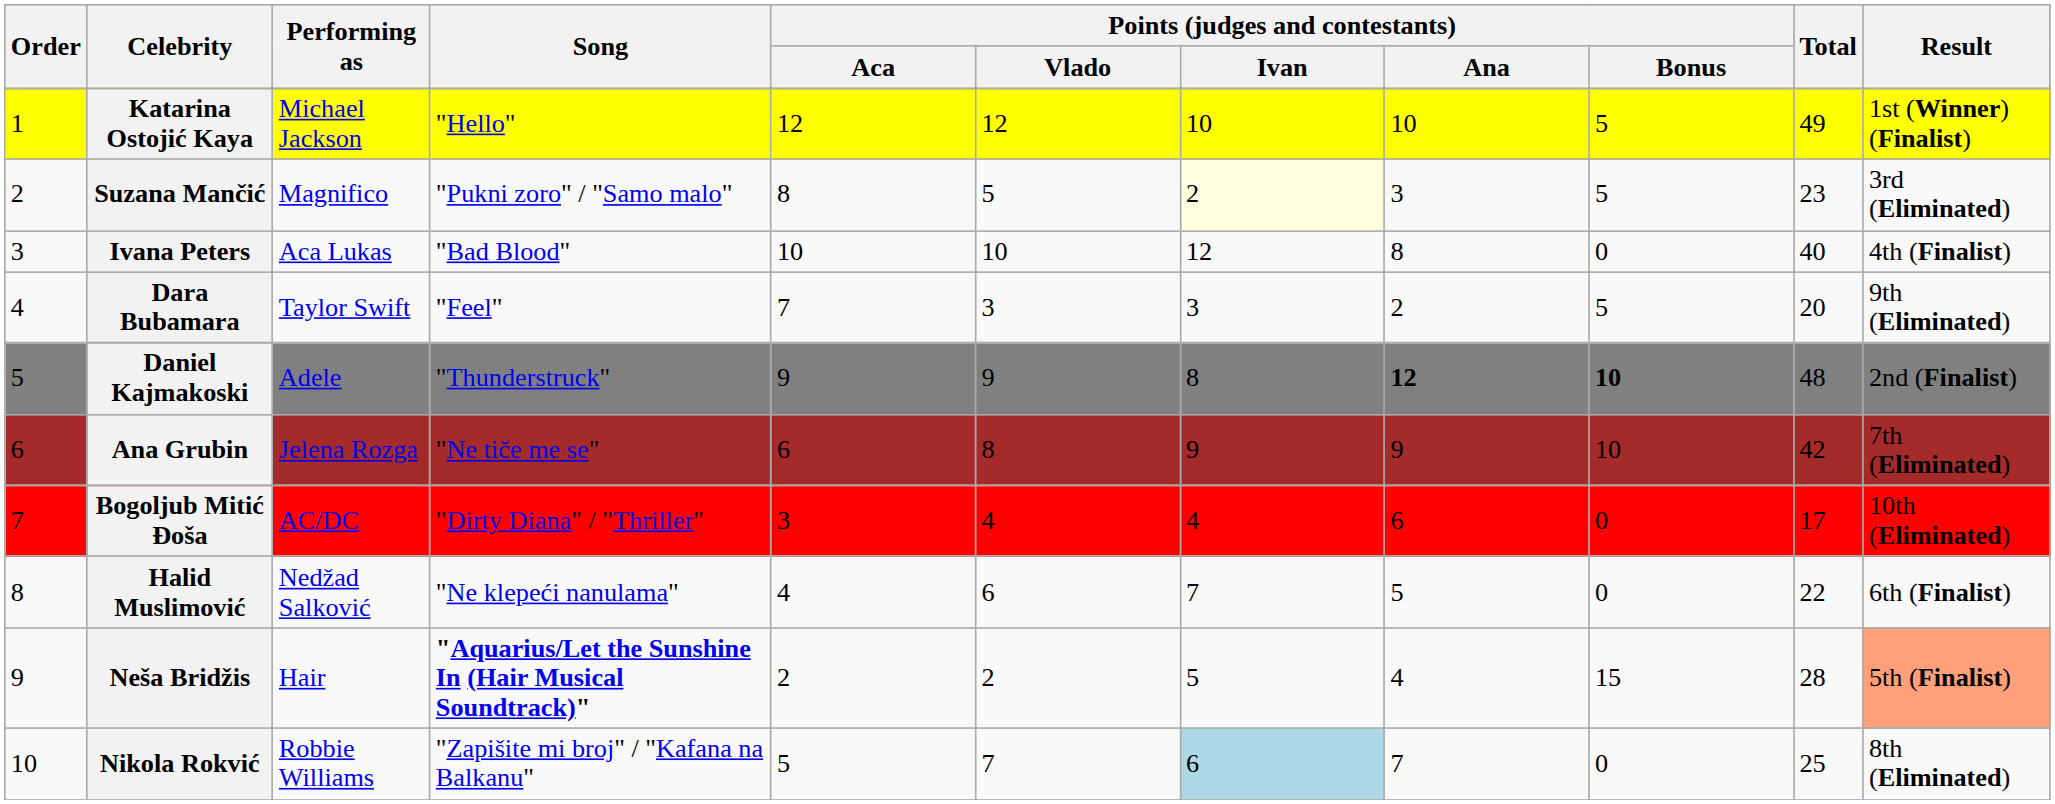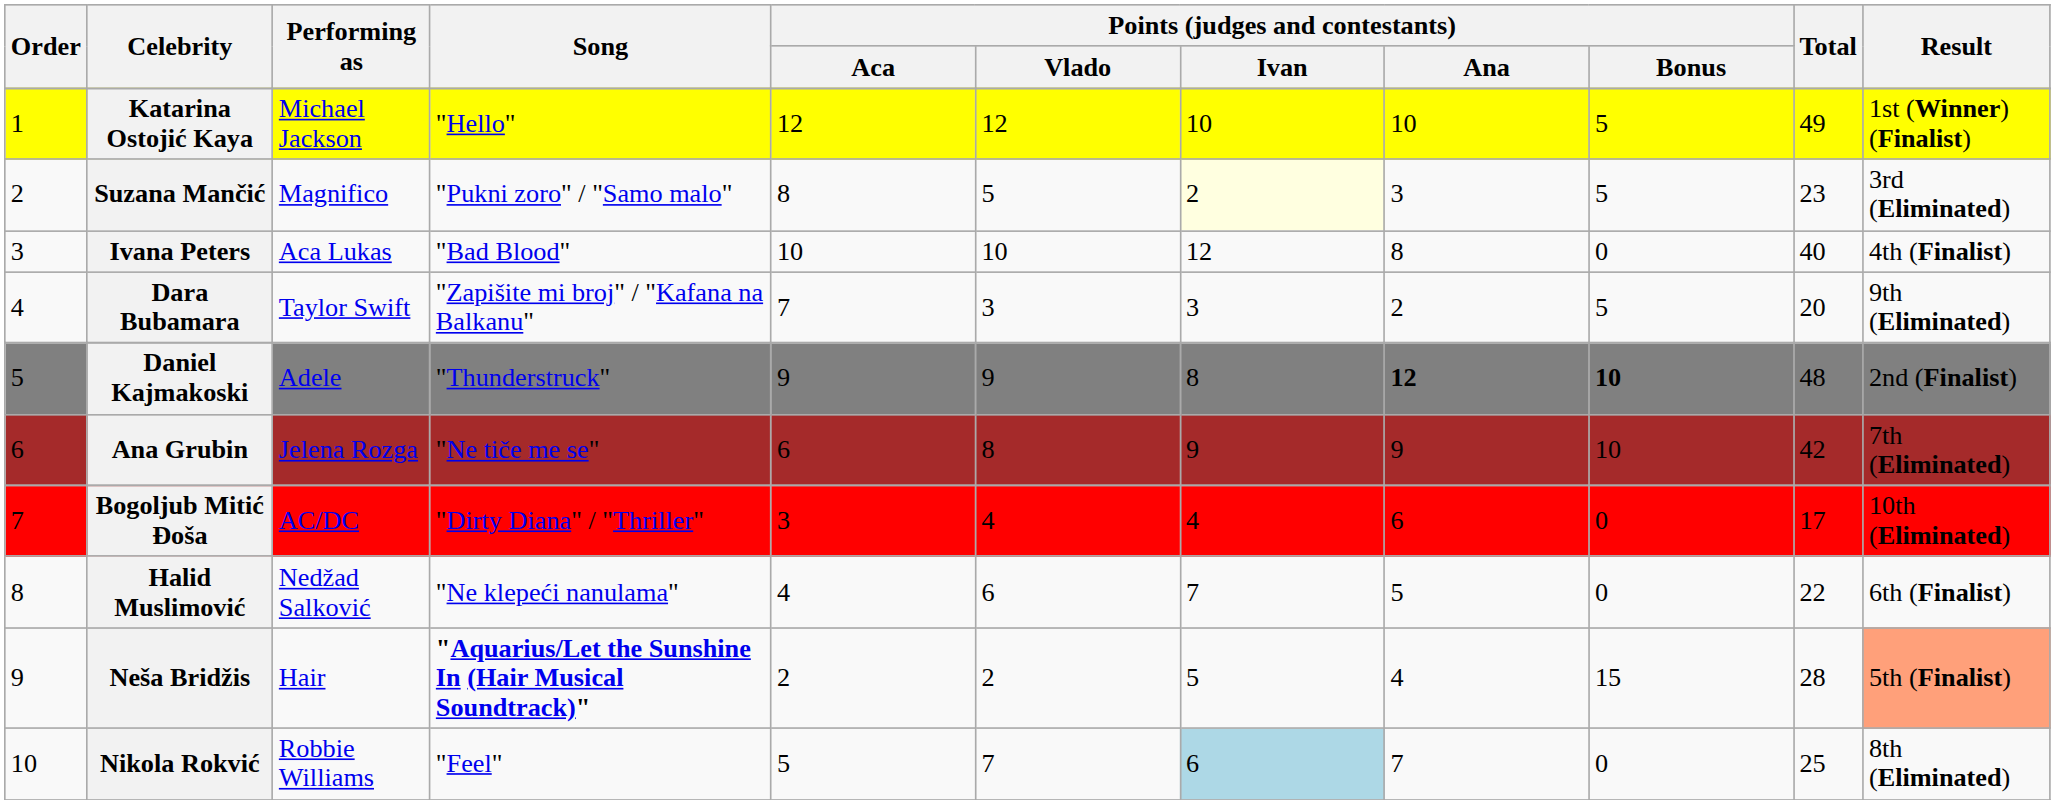(469, 307) "Feel" -> (599, 307) "Zapišite mi broj" / "Kafana na Balkanu"
(599, 763) "Zapišite mi broj" / "Kafana na Balkanu" -> (469, 763) "Feel"
